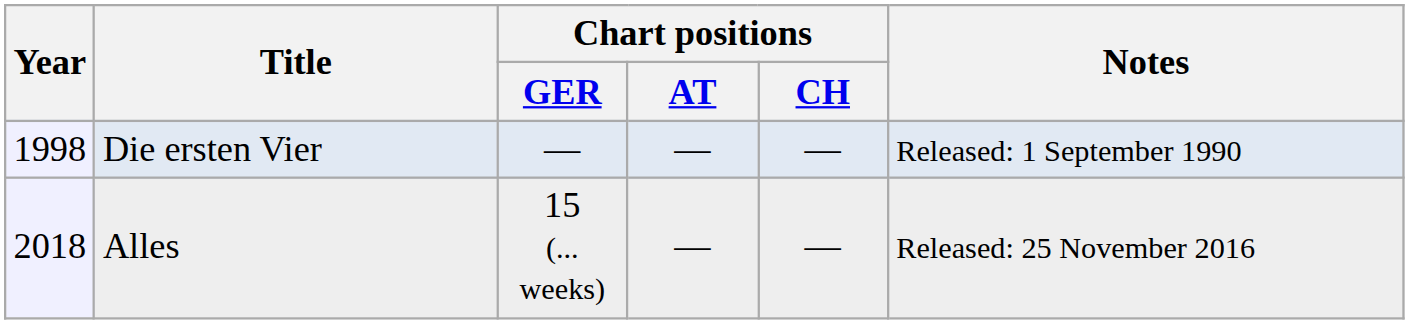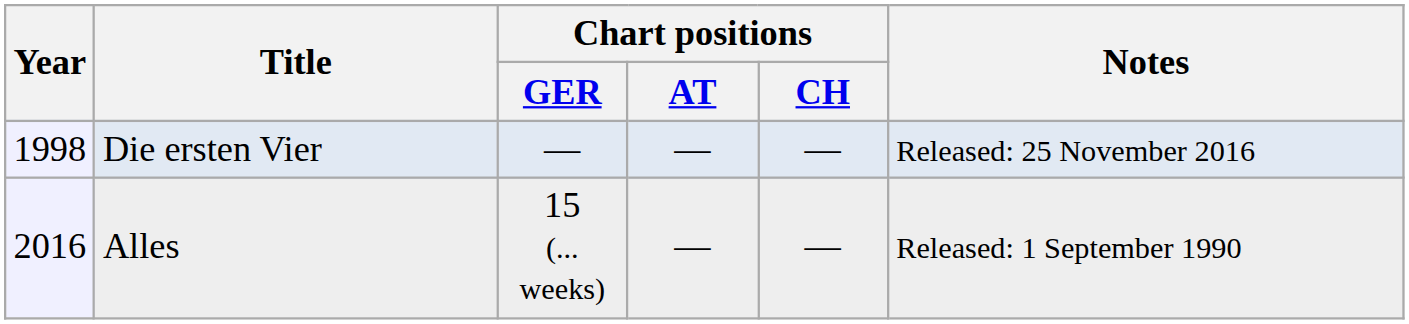(1069, 150) Released: 1 September 1990 -> (1076, 150) Released: 25 November 2016
(50, 246) 2018 -> (50, 246) 2016
(1076, 249) Released: 25 November 2016 -> (1069, 249) Released: 1 September 1990
